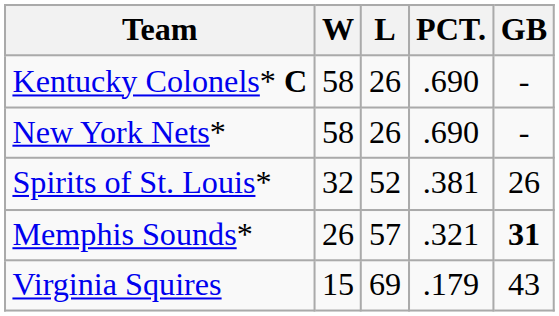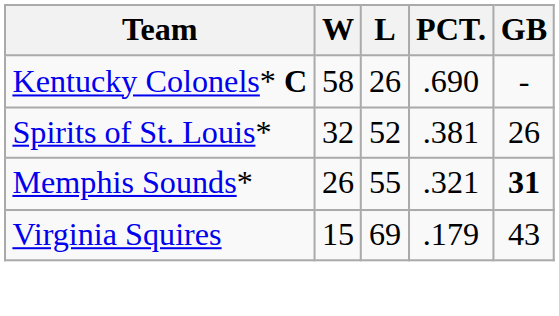- row: (119, 132)
(385, 234) 57 -> (385, 183) 55
